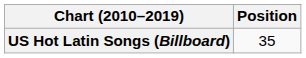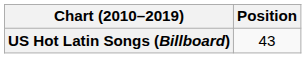(267, 40) 35 -> (267, 40) 43
